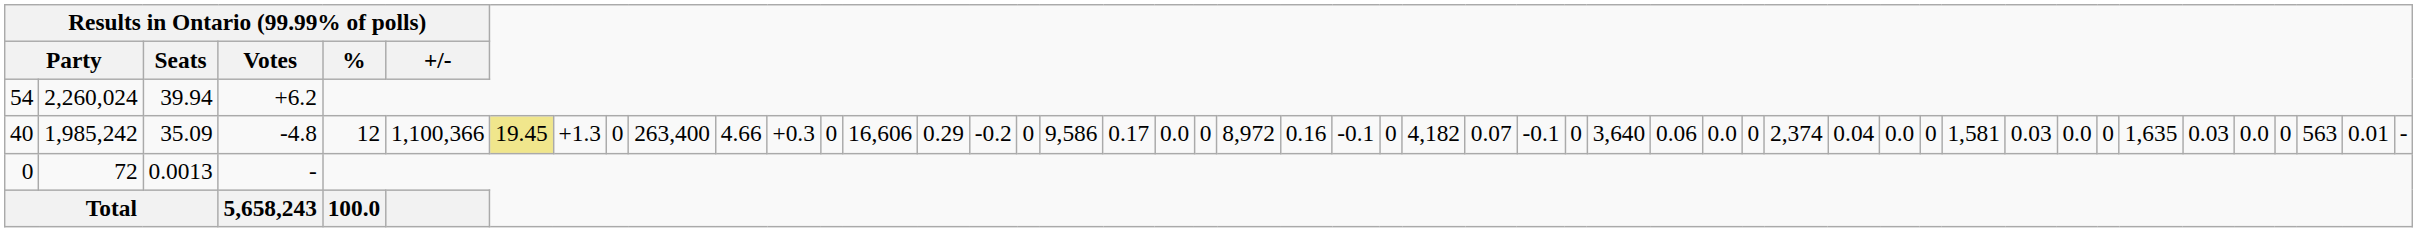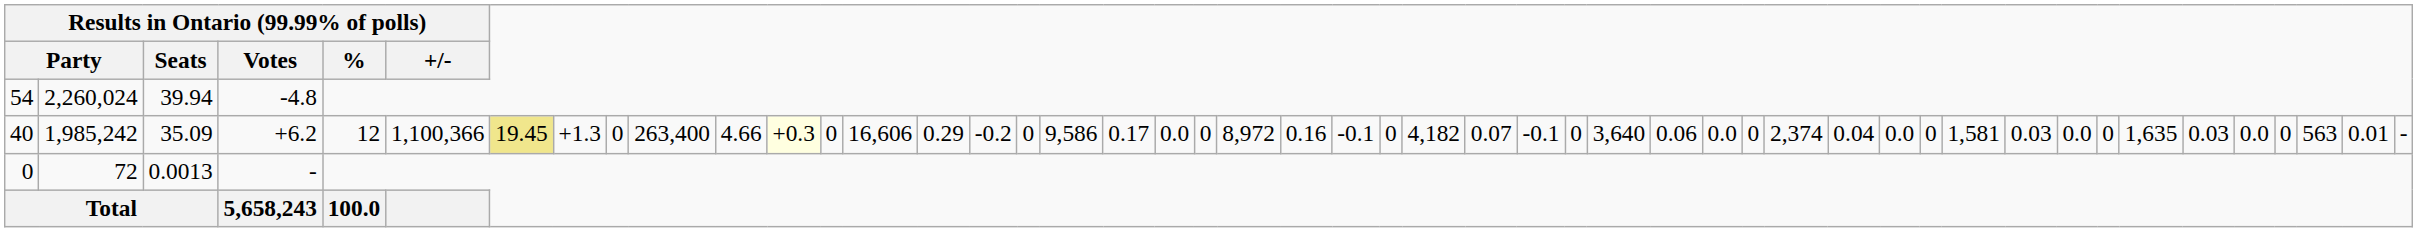(296, 97) +6.2 -> (298, 97) -4.8
(298, 134) -4.8 -> (296, 134) +6.2
(794, 134) no background -> (794, 134) lightyellow background
